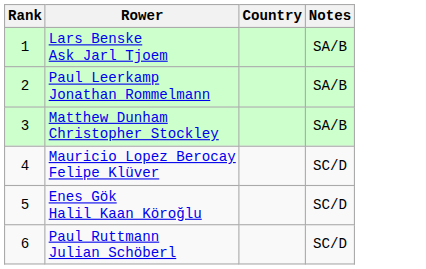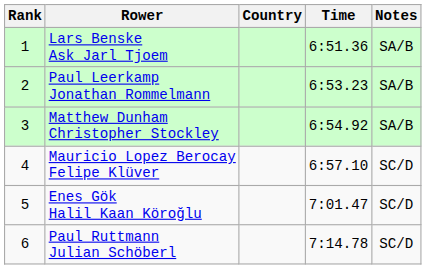+ column: (339, 16)
